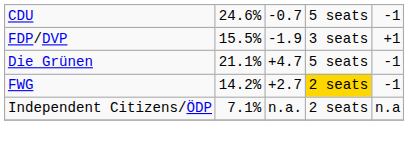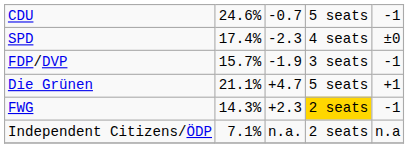+ row: (21, 39)
(240, 39) 15.5% -> (240, 62) 15.7%
(392, 39) +1 -> (392, 62) -1
(392, 62) -1 -> (392, 85) +1
(240, 85) 14.2% -> (240, 108) 14.3%
(285, 85) +2.7 -> (285, 108) +2.3
